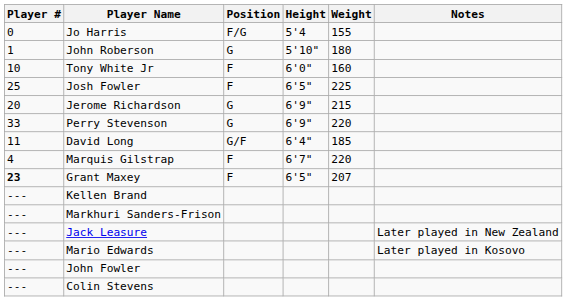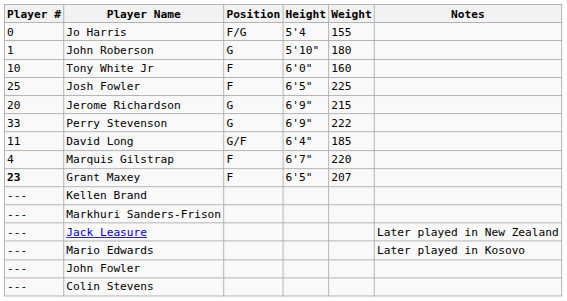(341, 123) 220 -> (341, 123) 222
